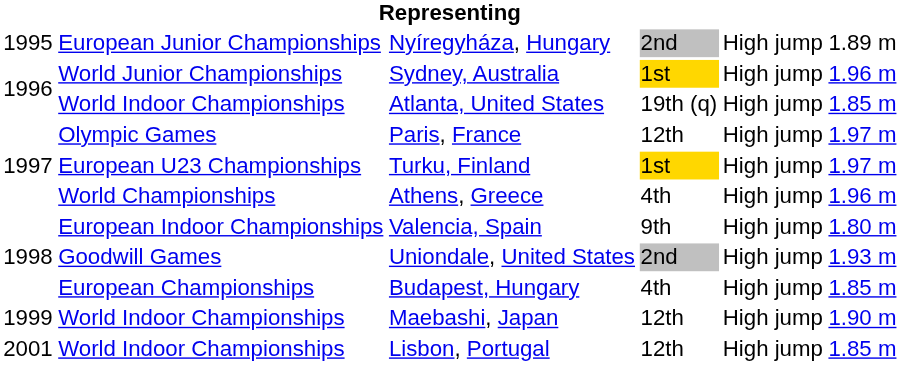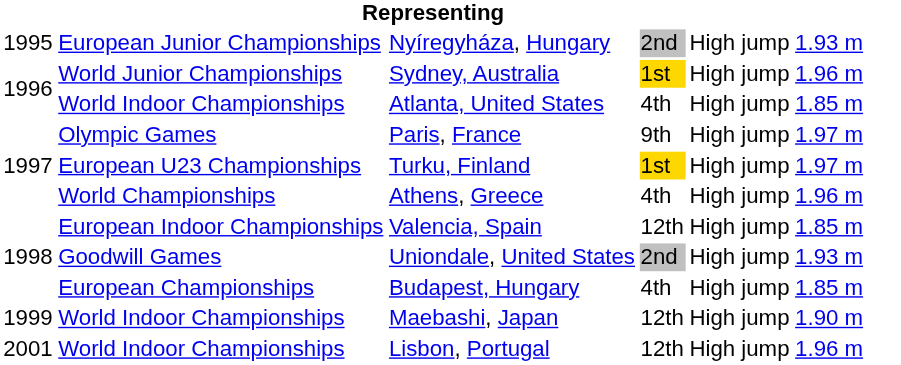(862, 43) 1.89 m -> (829, 43) 1.93 m
(679, 104) 19th (q) -> (656, 104) 4th
(662, 134) 12th -> (656, 134) 9th
(656, 226) 9th -> (662, 226) 12th
(862, 226) 1.80 m -> (829, 226) 1.85 m
(862, 348) 1.85 m -> (829, 348) 1.96 m
